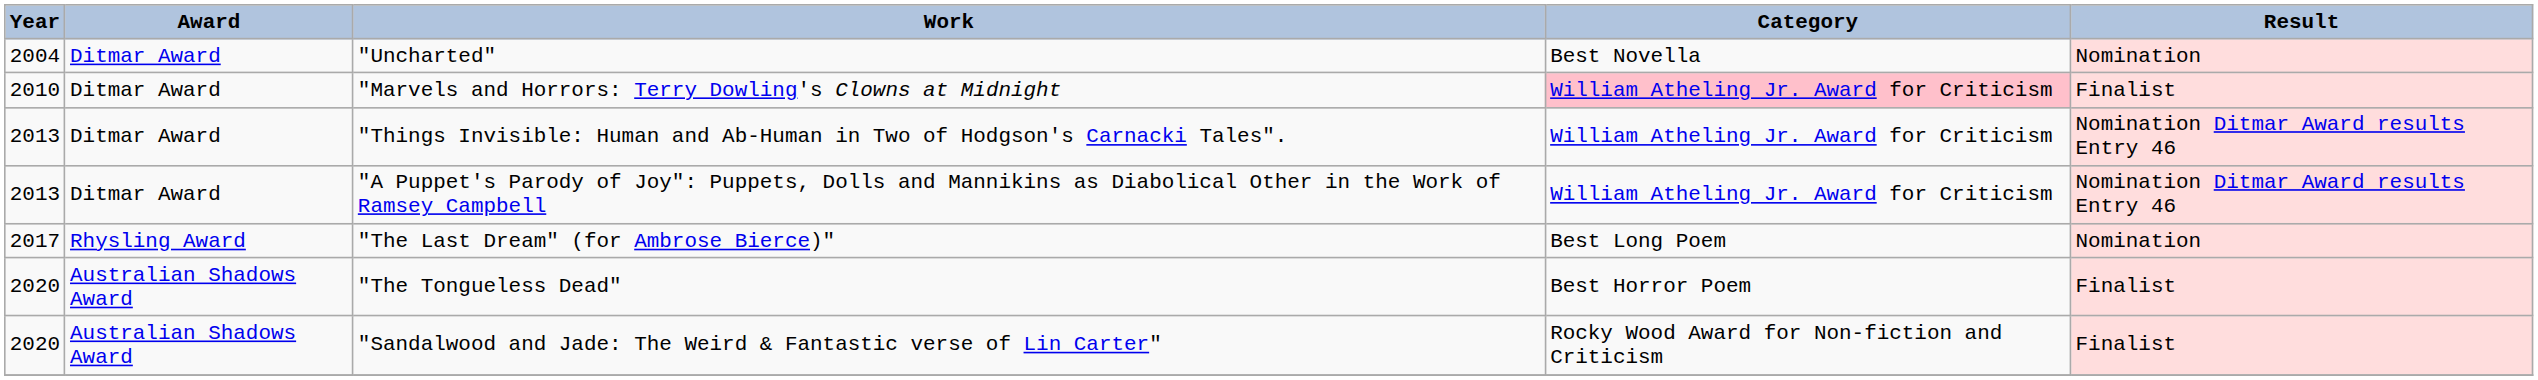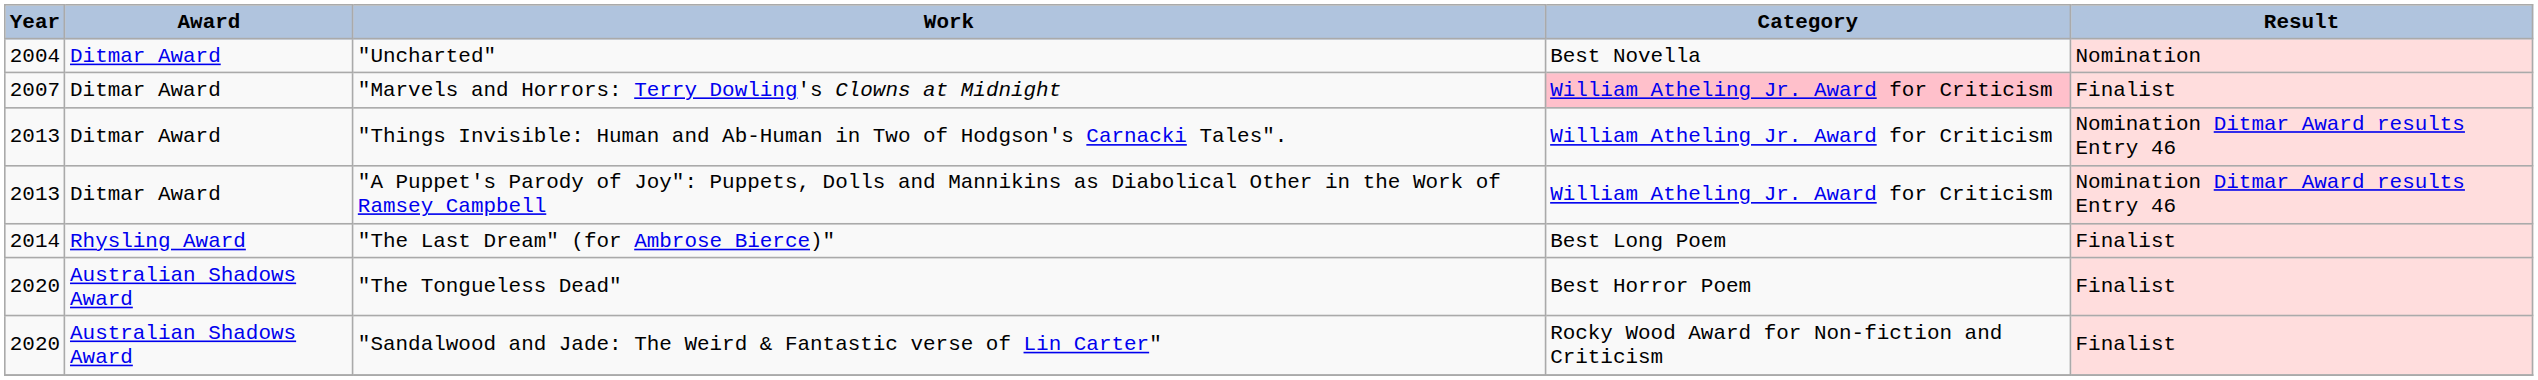(35, 90) 2010 -> (35, 90) 2007
(35, 241) 2017 -> (35, 241) 2014
(2138, 241) Nomination -> (2126, 241) Finalist
